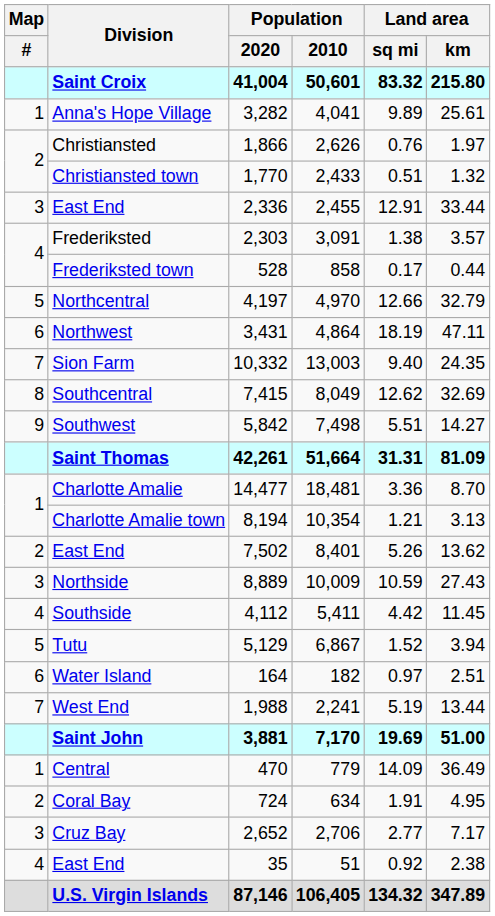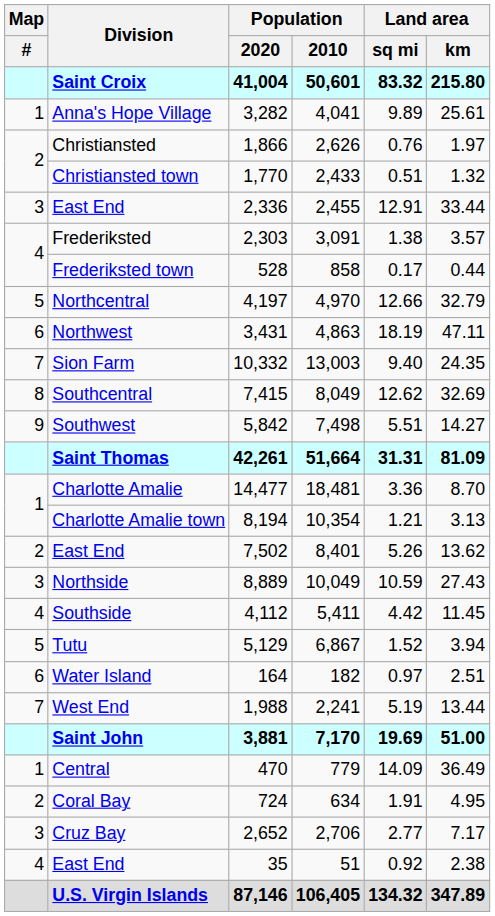(338, 332) 4,864 -> (338, 332) 4,863
(333, 582) 10,009 -> (333, 582) 10,049
